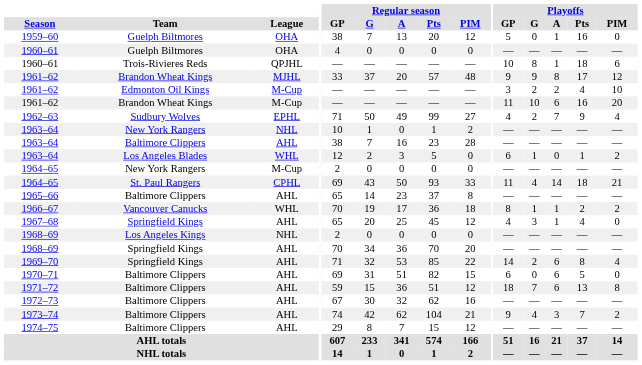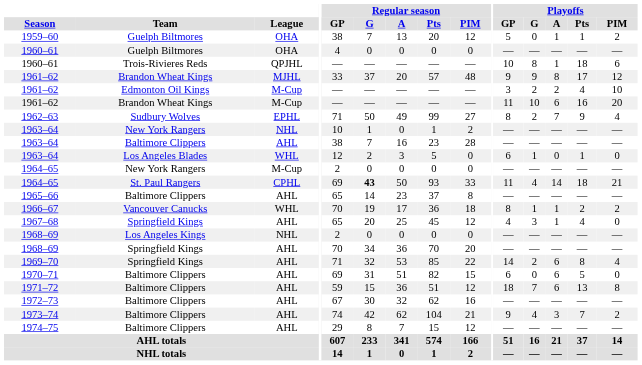(582, 37) 16 -> (582, 37) 1
(617, 37) 0 -> (617, 37) 2
(508, 116) 4 -> (508, 116) 8
(617, 155) 2 -> (617, 155) 0
(369, 182) normal -> (369, 182) bold
